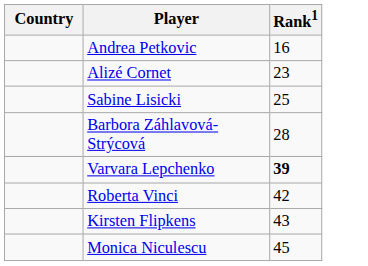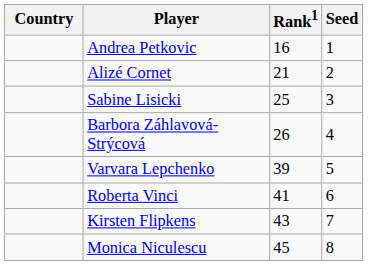+ column: (342, 19)
(281, 73) 23 -> (281, 73) 21
(281, 134) 28 -> (281, 134) 26
(281, 169) bold -> (281, 169) normal
(281, 195) 42 -> (281, 195) 41
